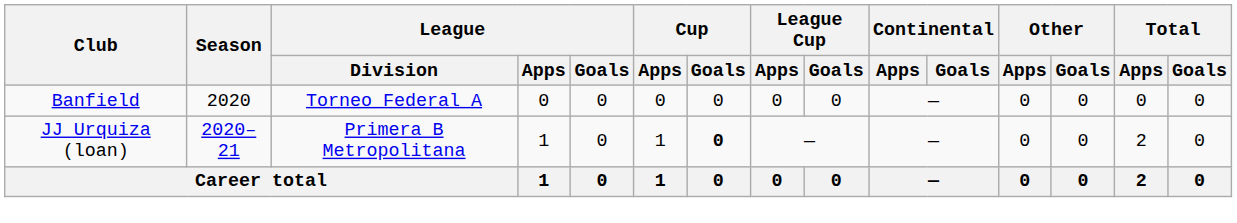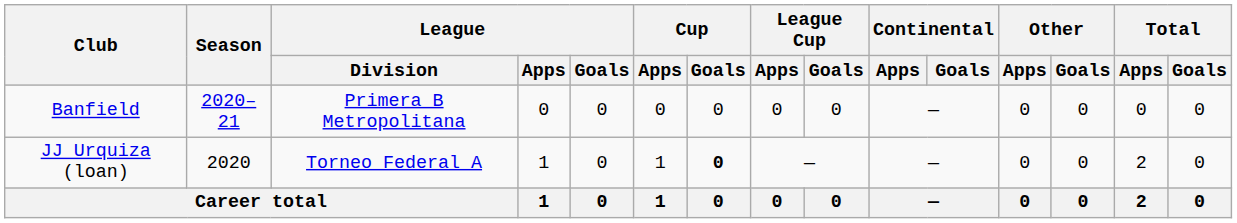(229, 101) 2020 -> (229, 111) 2020–21
(394, 101) Torneo Federal A -> (394, 111) Primera B Metropolitana
(229, 141) 2020–21 -> (229, 162) 2020
(394, 141) Primera B Metropolitana -> (394, 162) Torneo Federal A
